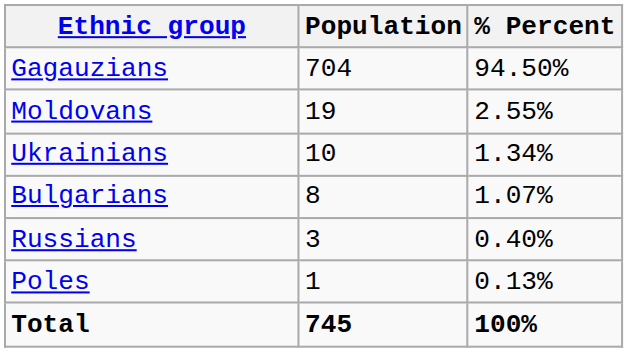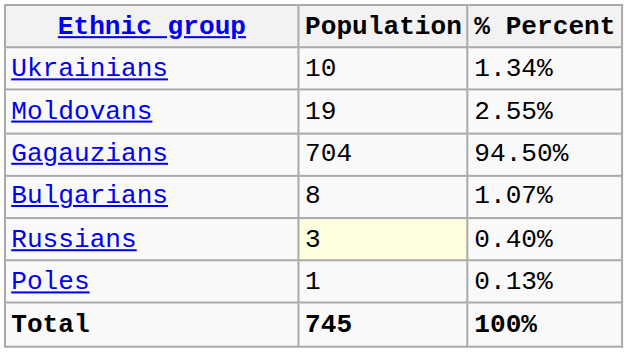rows swapped: (90, 69) <-> (90, 154)
(313, 239) no background -> (313, 239) lightyellow background
